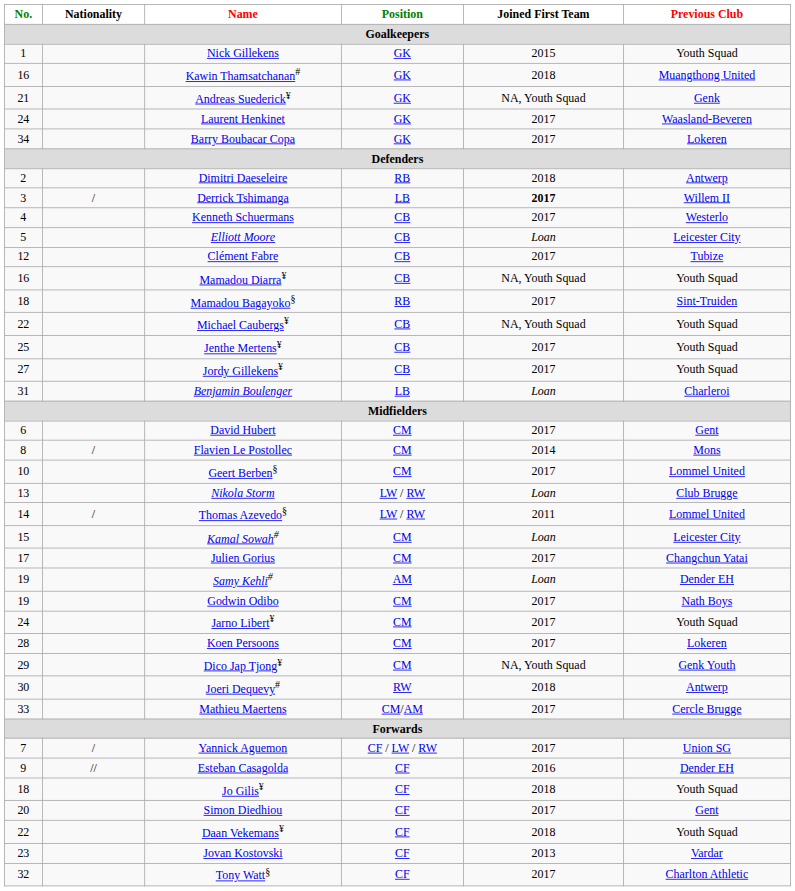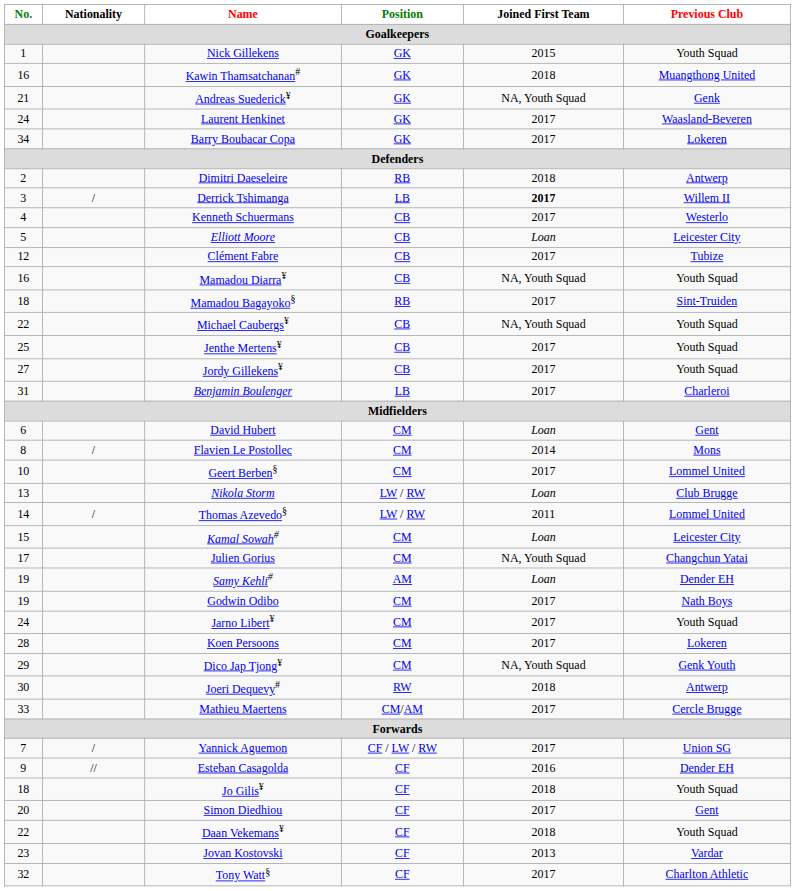(543, 391) Loan -> (543, 391) 2017
(543, 431) 2017 -> (543, 431) Loan
(543, 558) 2017 -> (543, 558) NA, Youth Squad
